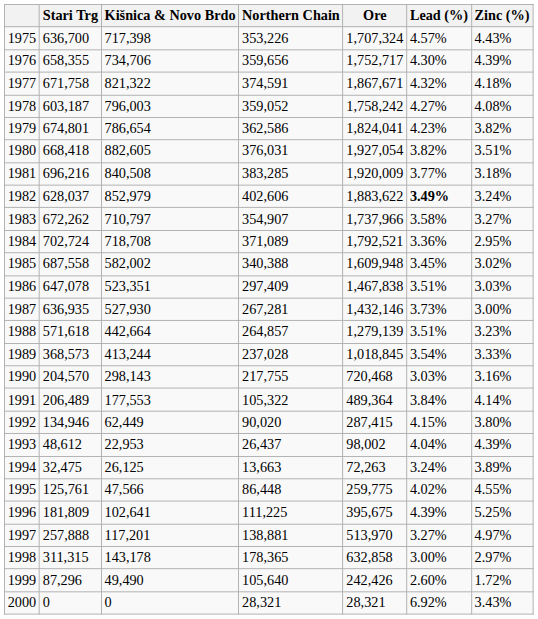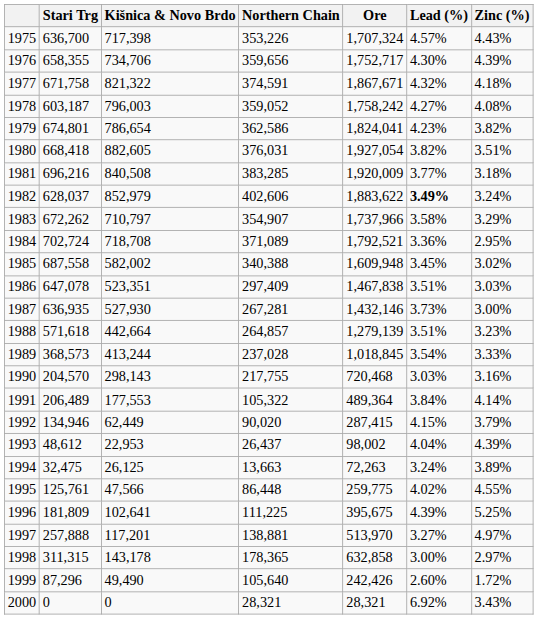(493, 219) 3.27% -> (493, 219) 3.29%
(493, 422) 3.80% -> (493, 422) 3.79%
